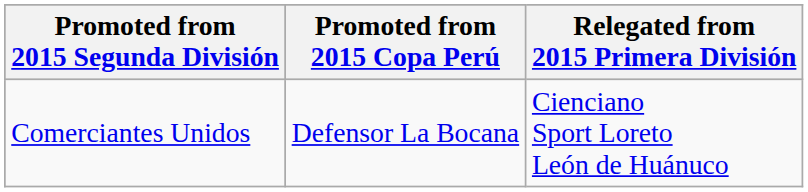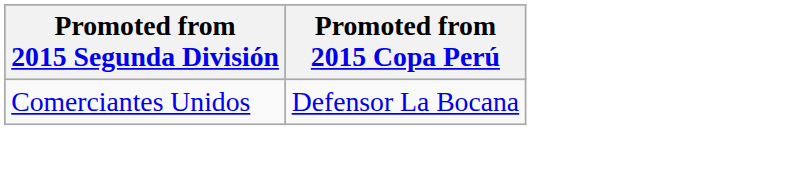- column: (664, 42)
